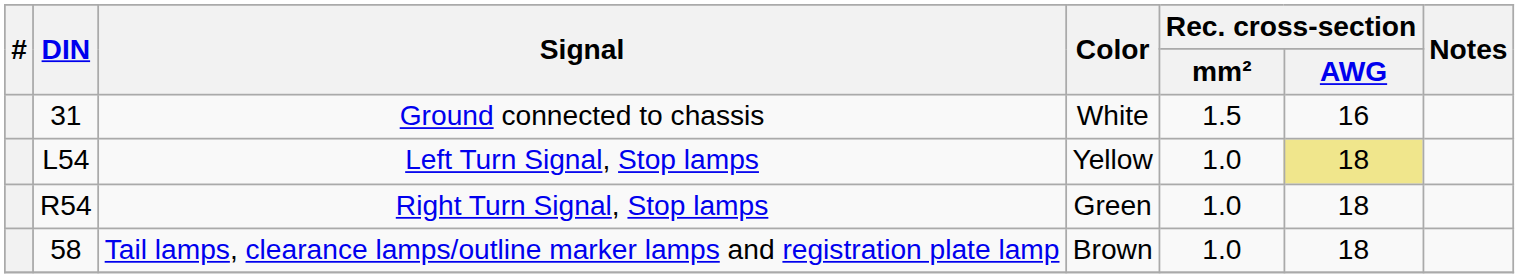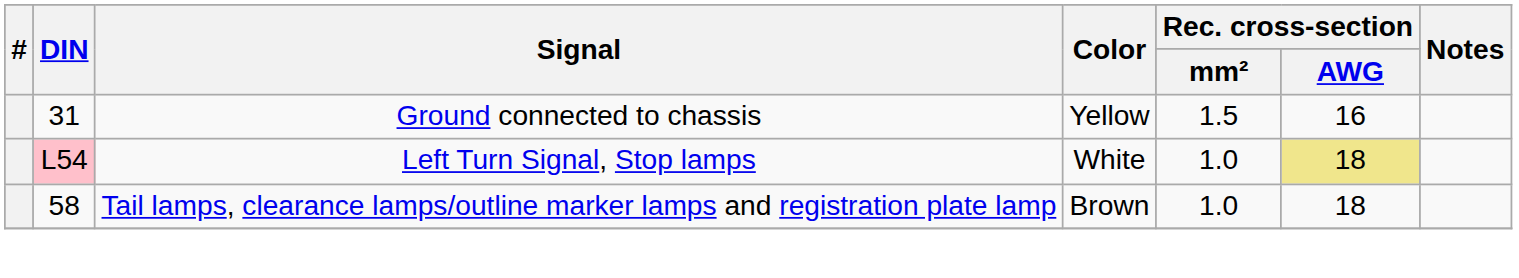(1113, 116) White -> (1109, 116) Yellow
(66, 160) no background -> (64, 160) pink background
(1113, 160) Yellow -> (1109, 160) White
- row: (582, 205)
